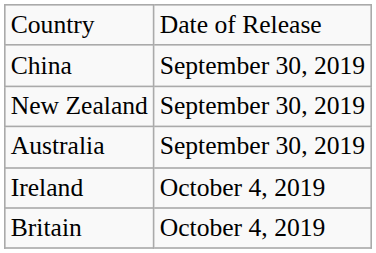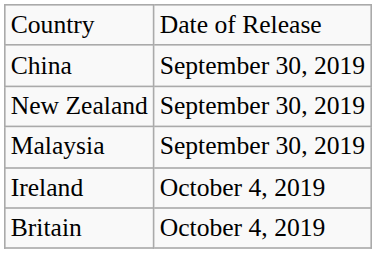- row: (58, 146)
+ row: (58, 146)
